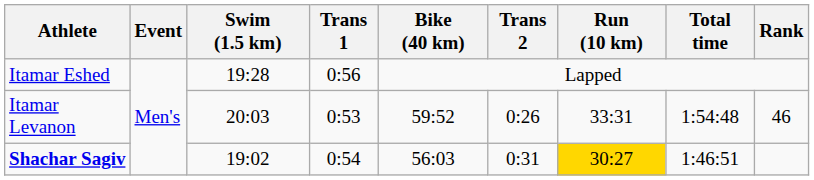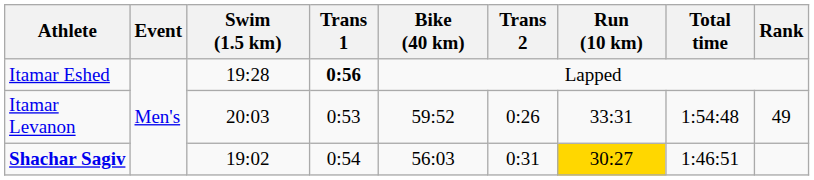(344, 74) normal -> (344, 74) bold
(781, 116) 46 -> (781, 116) 49
